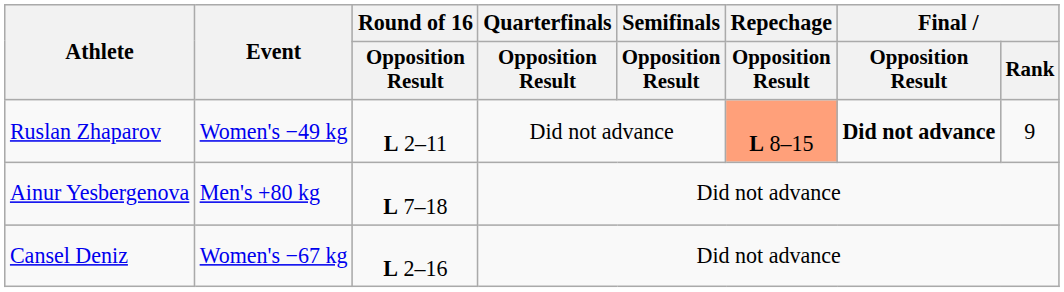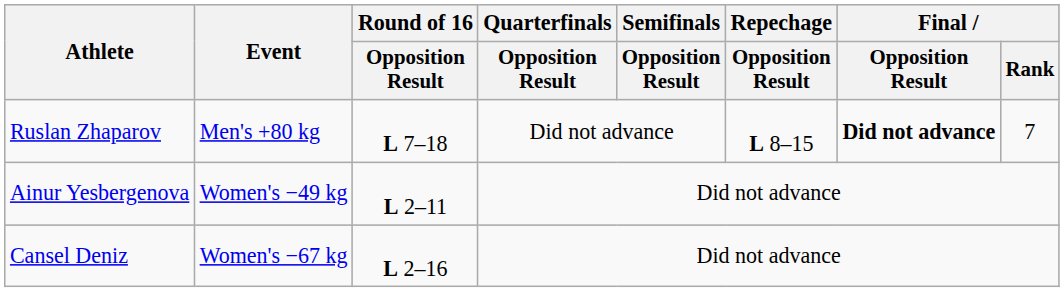(274, 131) Women's −49 kg -> (260, 131) Men's +80 kg
(415, 144) L 2–11 -> (415, 144) L 7–18
(781, 144) lightsalmon background -> (781, 144) no background
(1030, 131) 9 -> (1030, 131) 7
(260, 193) Men's +80 kg -> (274, 193) Women's −49 kg
(415, 206) L 7–18 -> (415, 206) L 2–11
